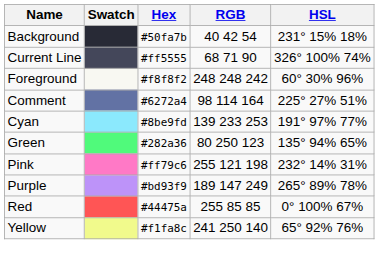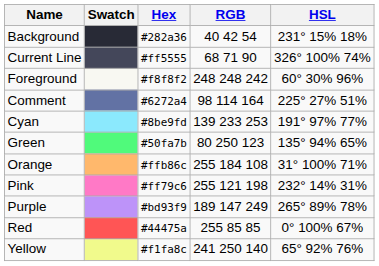(164, 37) #50fa7b -> (164, 37) #282a36
(164, 143) #282a36 -> (164, 143) #50fa7b
+ row: (30, 164)
